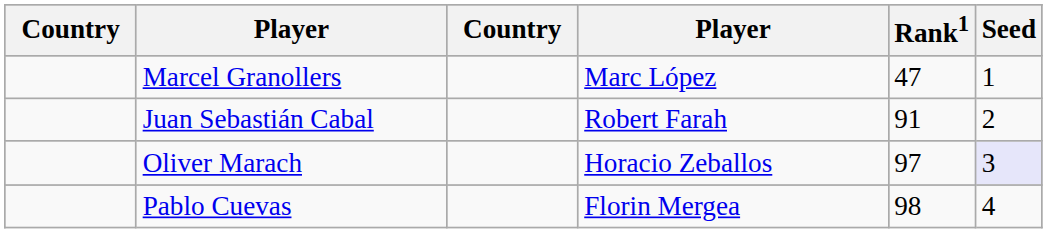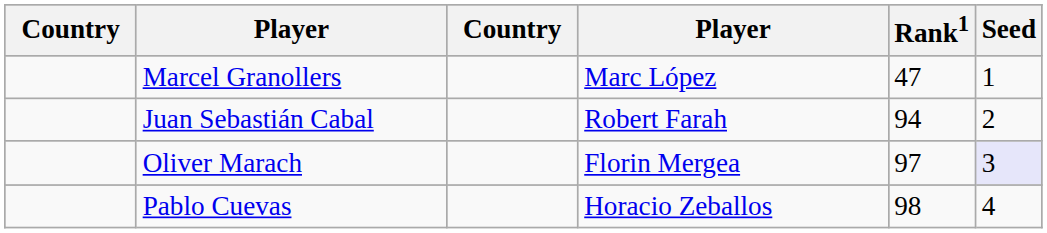(908, 119) 91 -> (908, 119) 94
(678, 162) Horacio Zeballos -> (662, 162) Florin Mergea
(662, 205) Florin Mergea -> (678, 205) Horacio Zeballos
